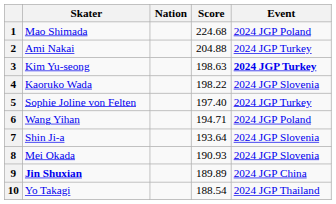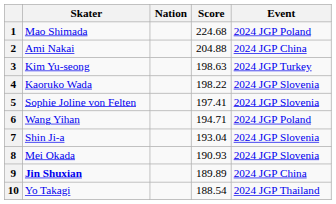(273, 48) 2024 JGP Turkey -> (270, 48) 2024 JGP China
(275, 66) bold -> (273, 66) normal
(211, 102) 197.40 -> (211, 102) 197.41
(273, 102) 2024 JGP Turkey -> (276, 102) 2024 JGP Slovenia
(211, 137) 193.64 -> (211, 137) 193.04
